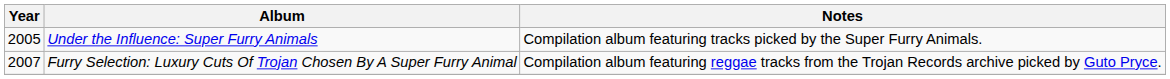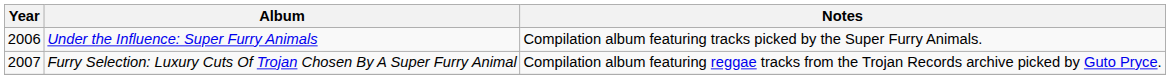(24, 39) 2005 -> (24, 39) 2006
